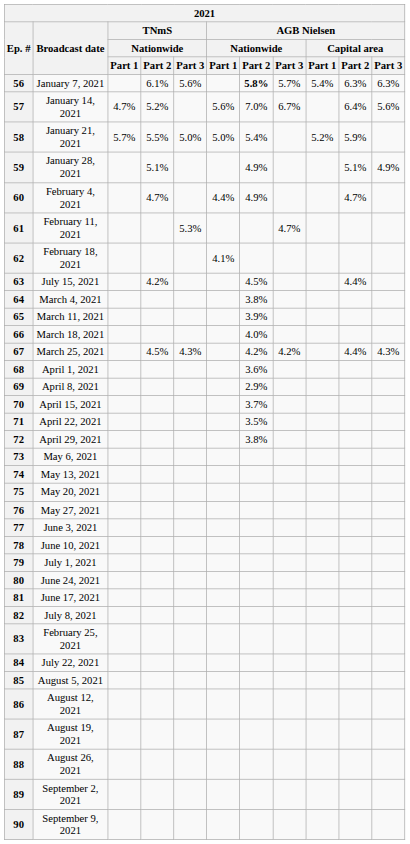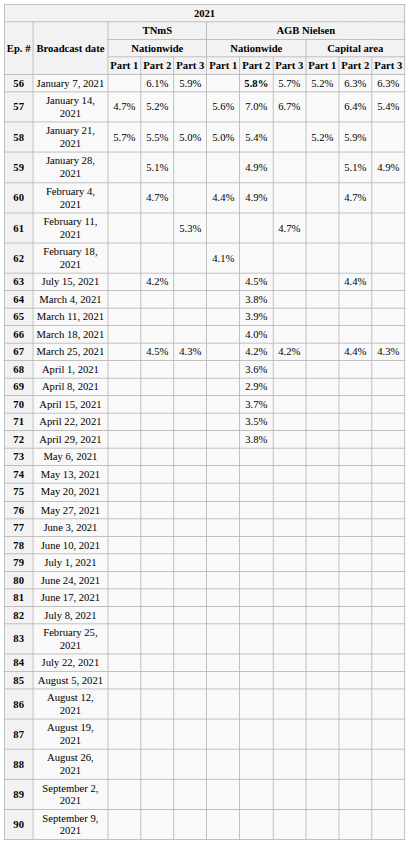(190, 83) 5.6% -> (190, 83) 5.9%
(322, 83) 5.4% -> (322, 83) 5.2%
(388, 107) 5.6% -> (388, 107) 5.4%
